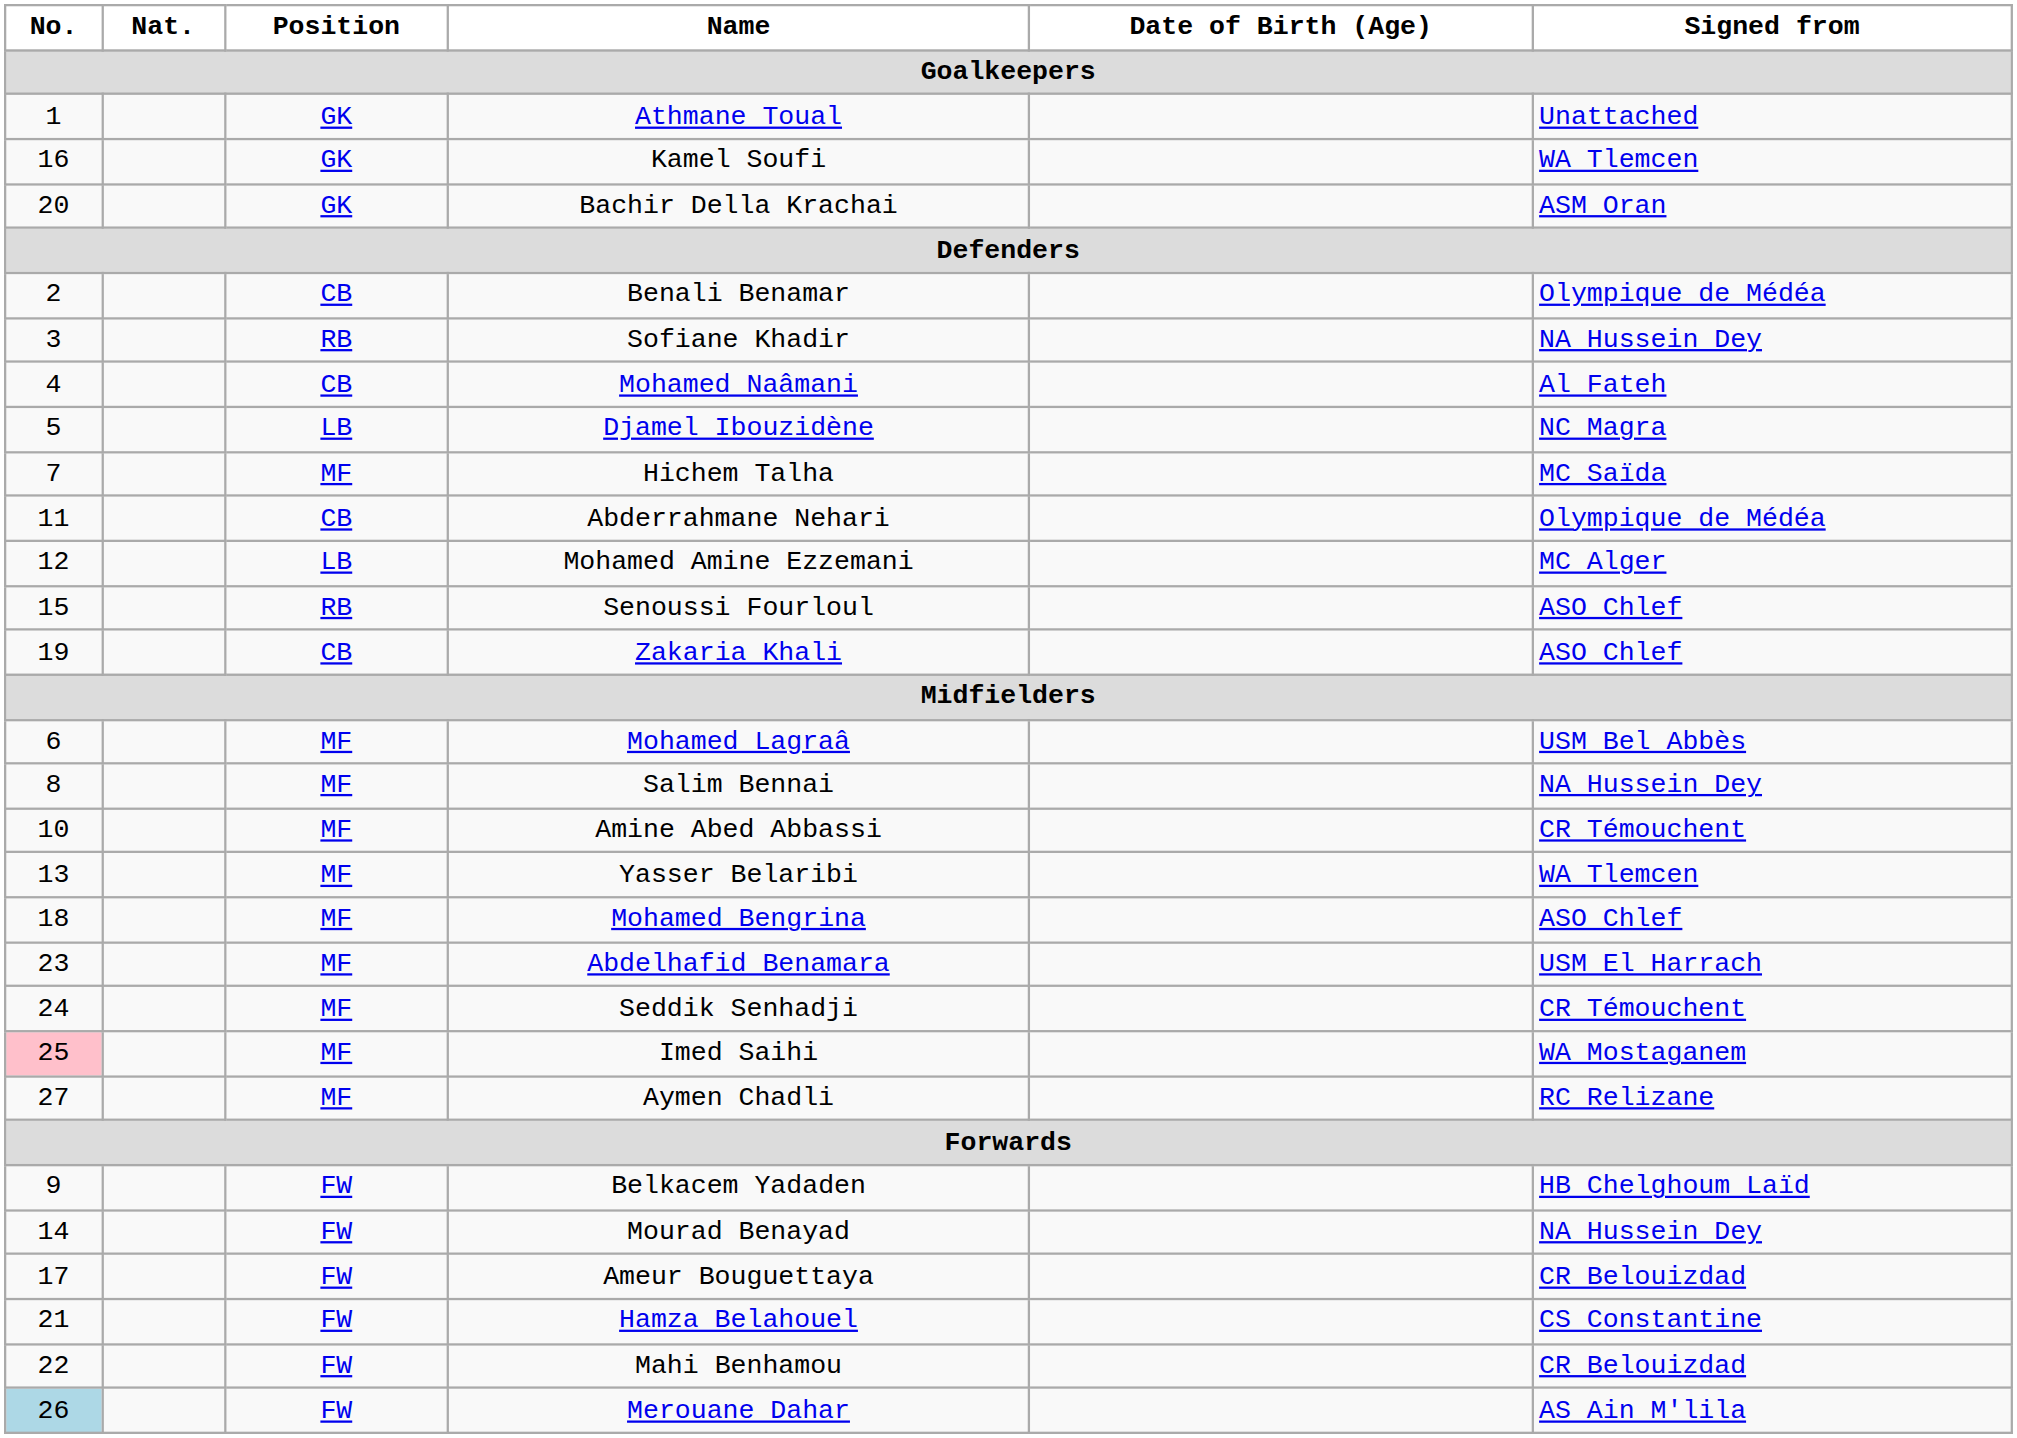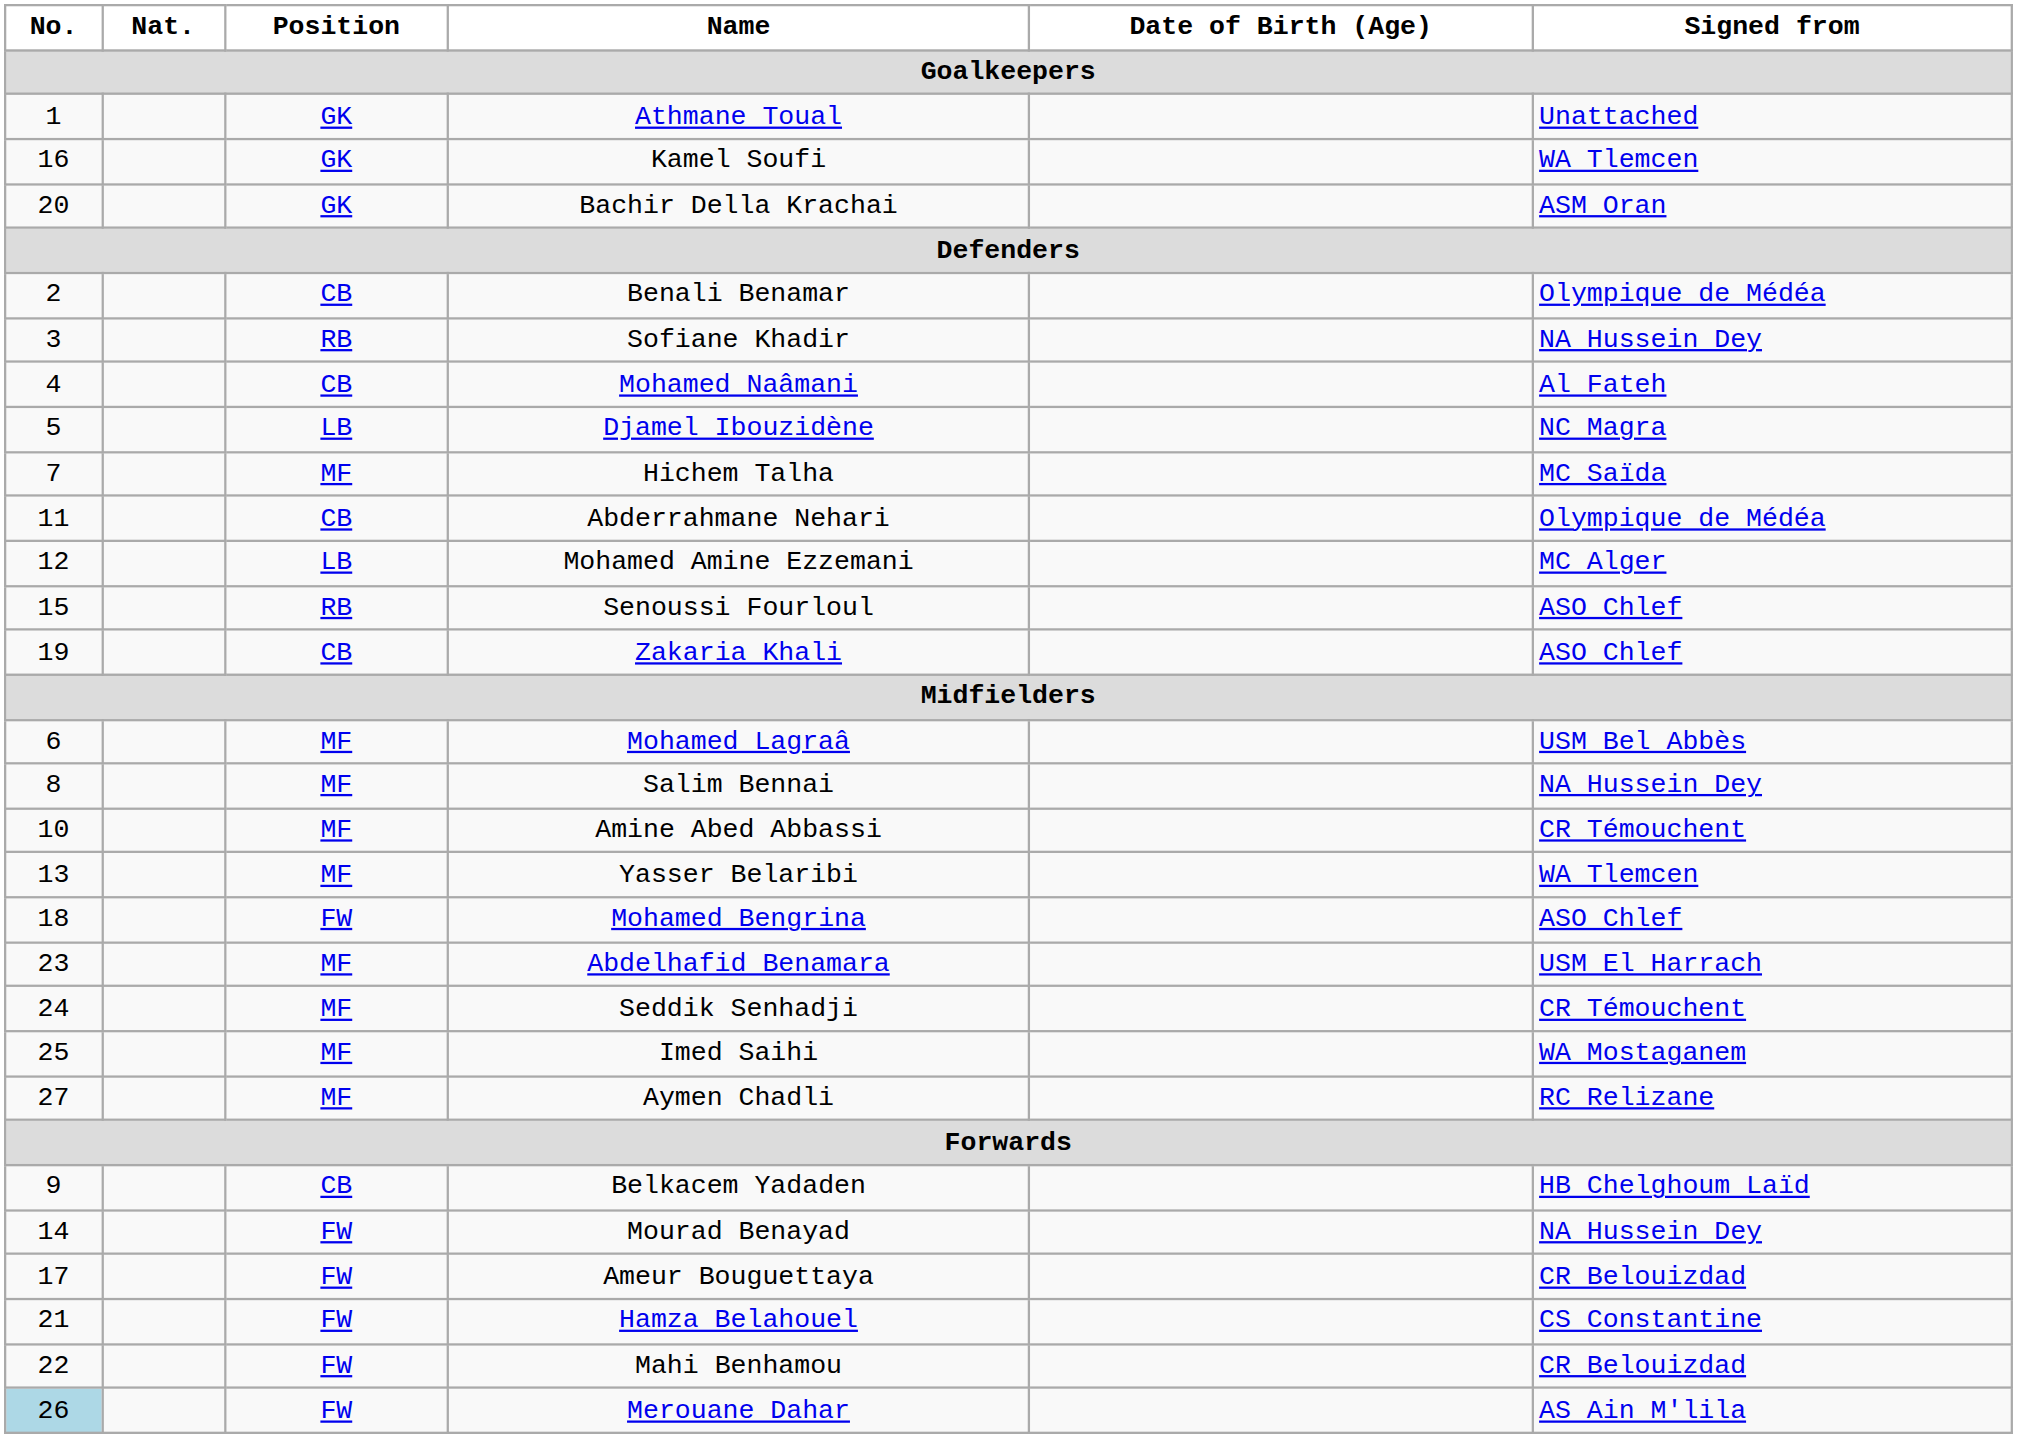(336, 920) MF -> (336, 920) FW
(54, 1053) pink background -> (54, 1053) no background
(336, 1187) FW -> (336, 1187) CB
